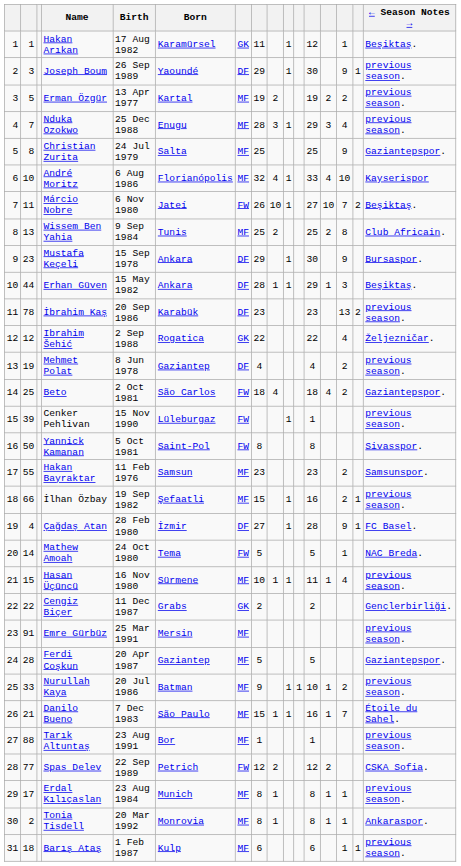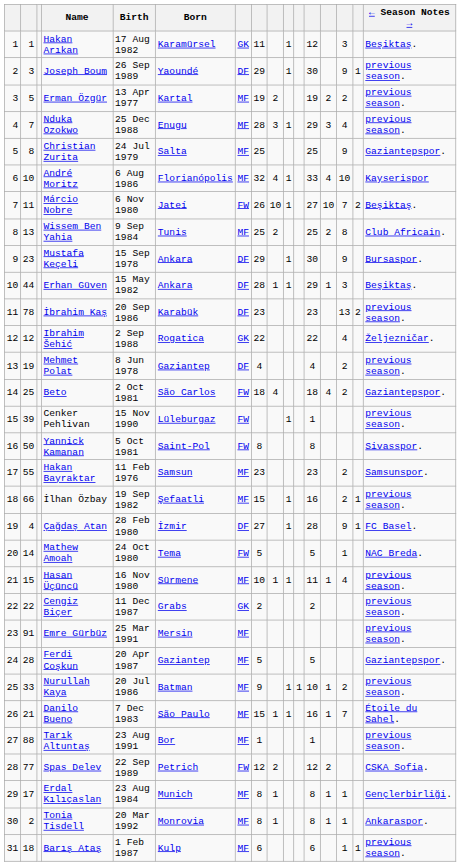(345, 45) 1 -> (345, 45) 3
(409, 607) Gençlerbirliği. -> (388, 607) previous season.
(388, 794) previous season. -> (409, 794) Gençlerbirliği.
